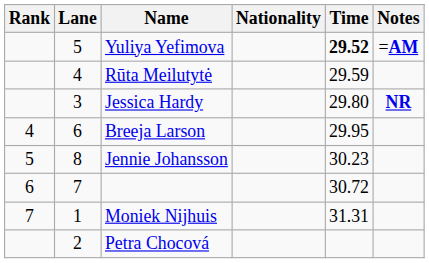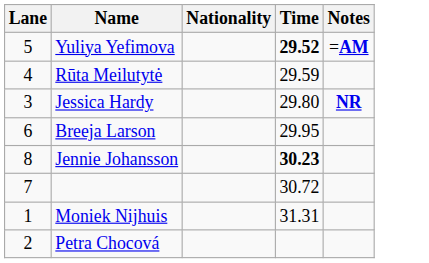- column: (29, 18)
(349, 159) normal -> (299, 159) bold
